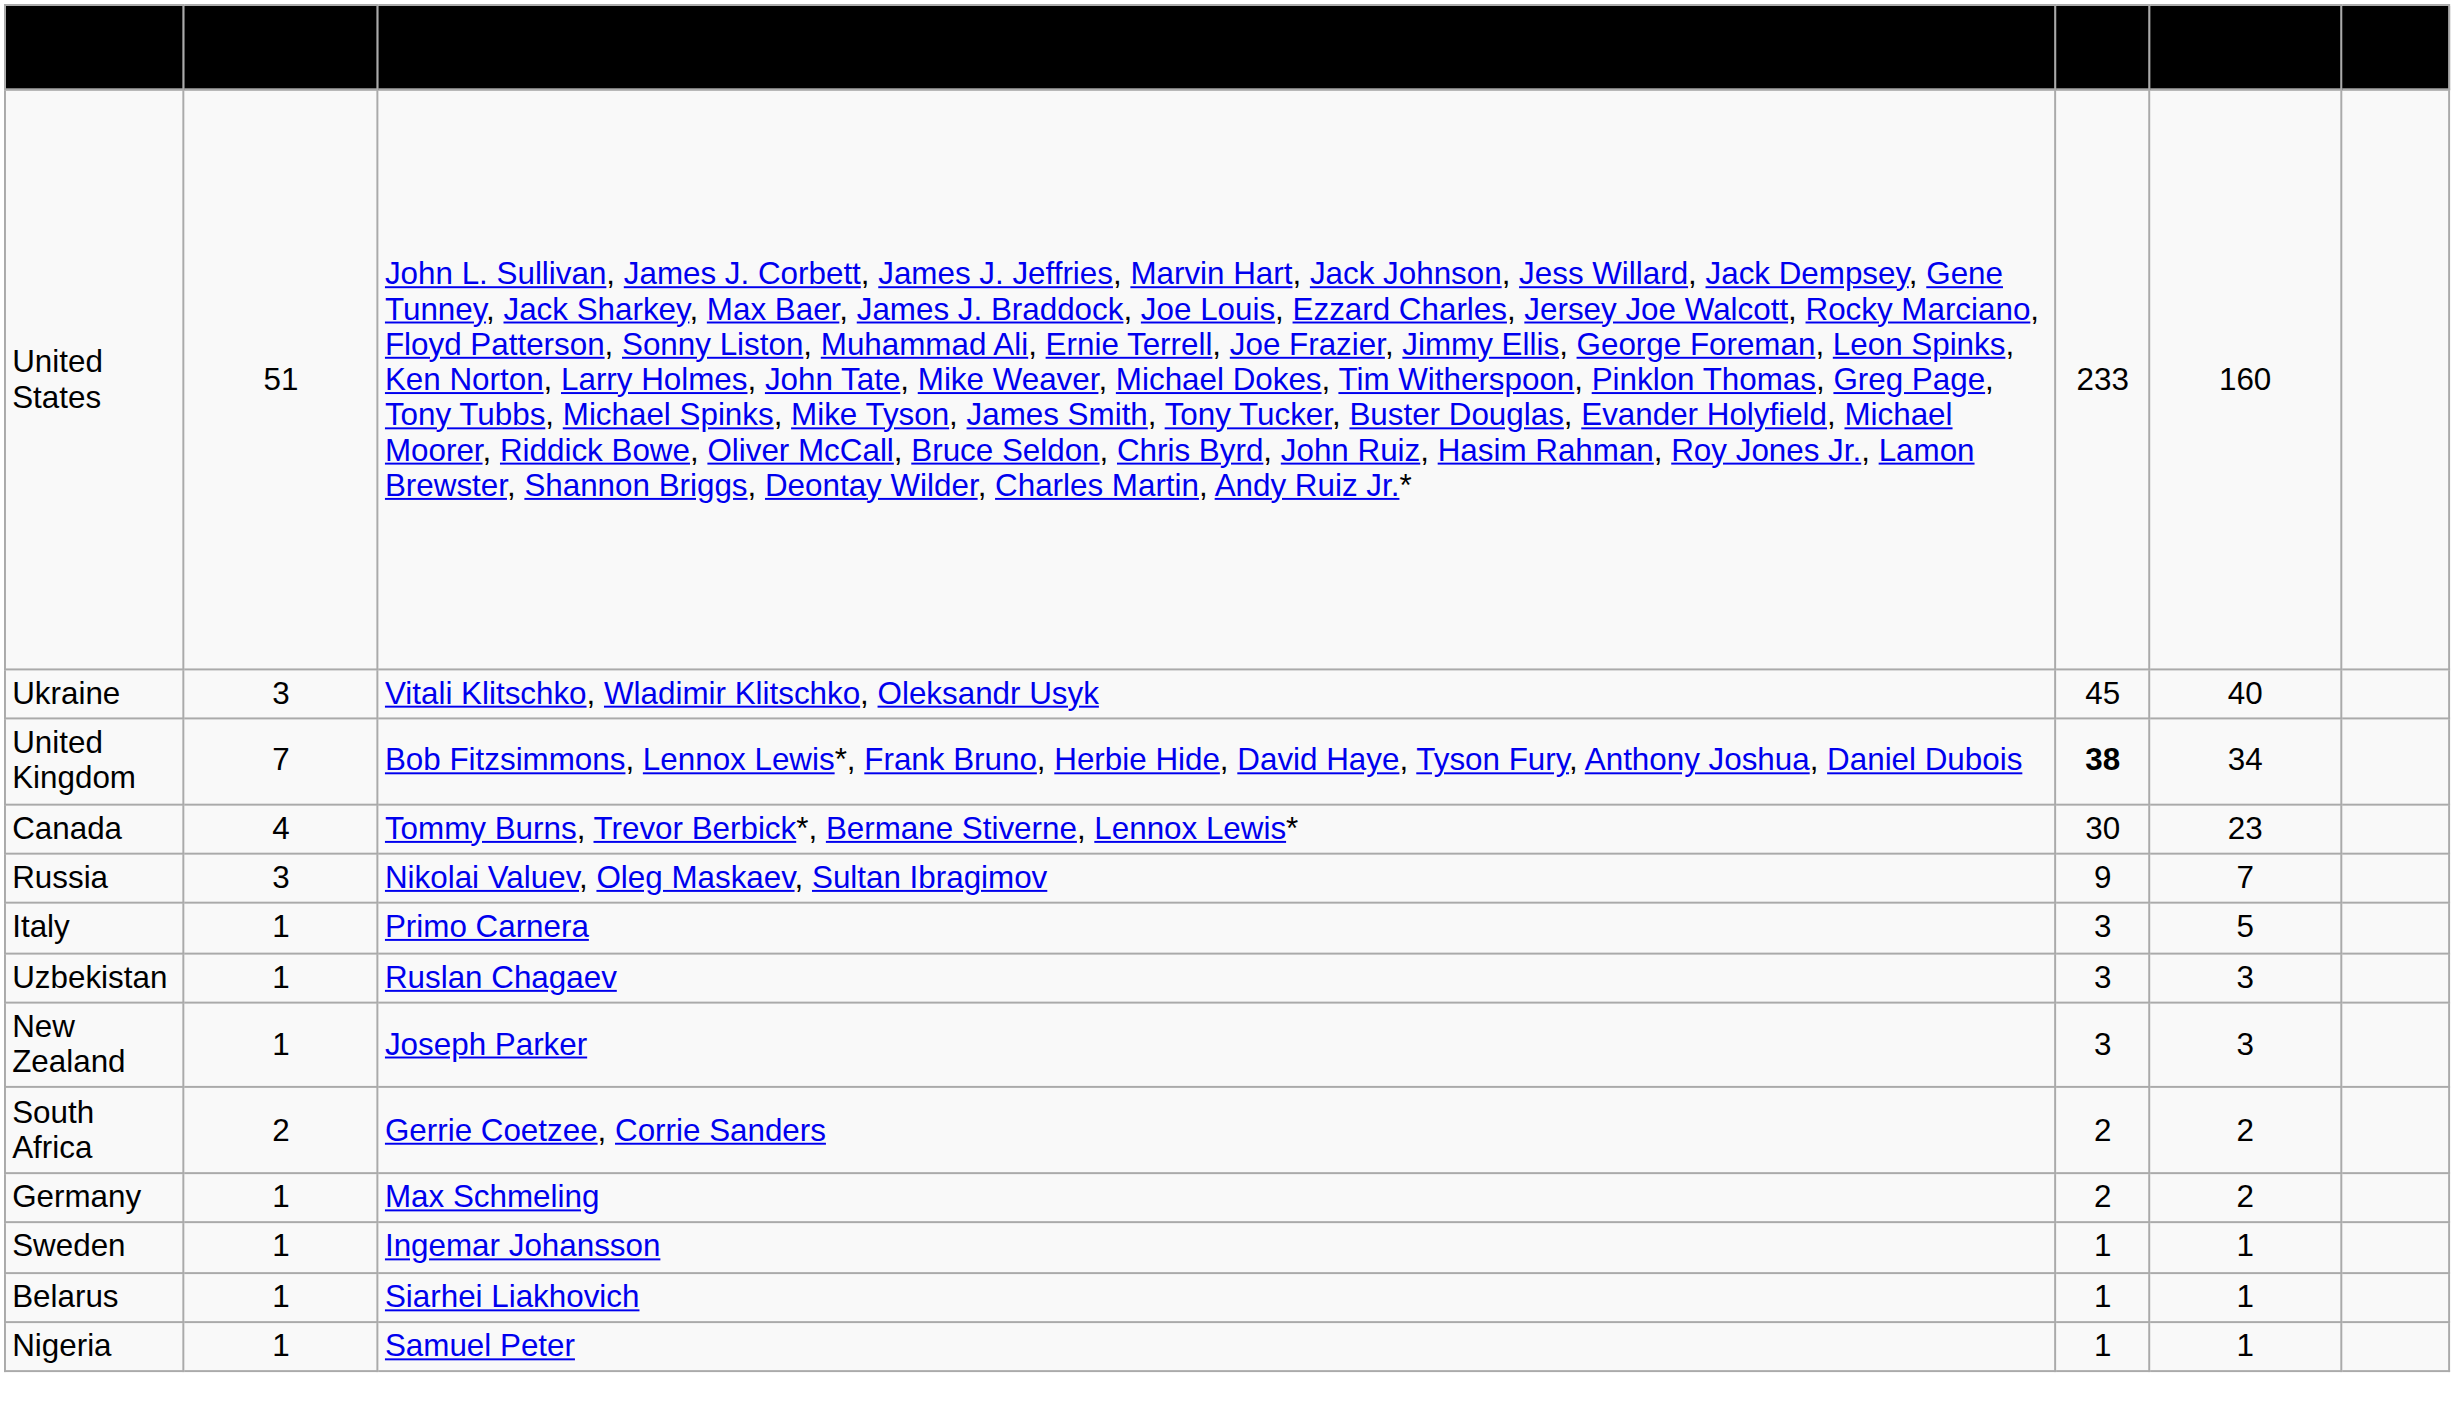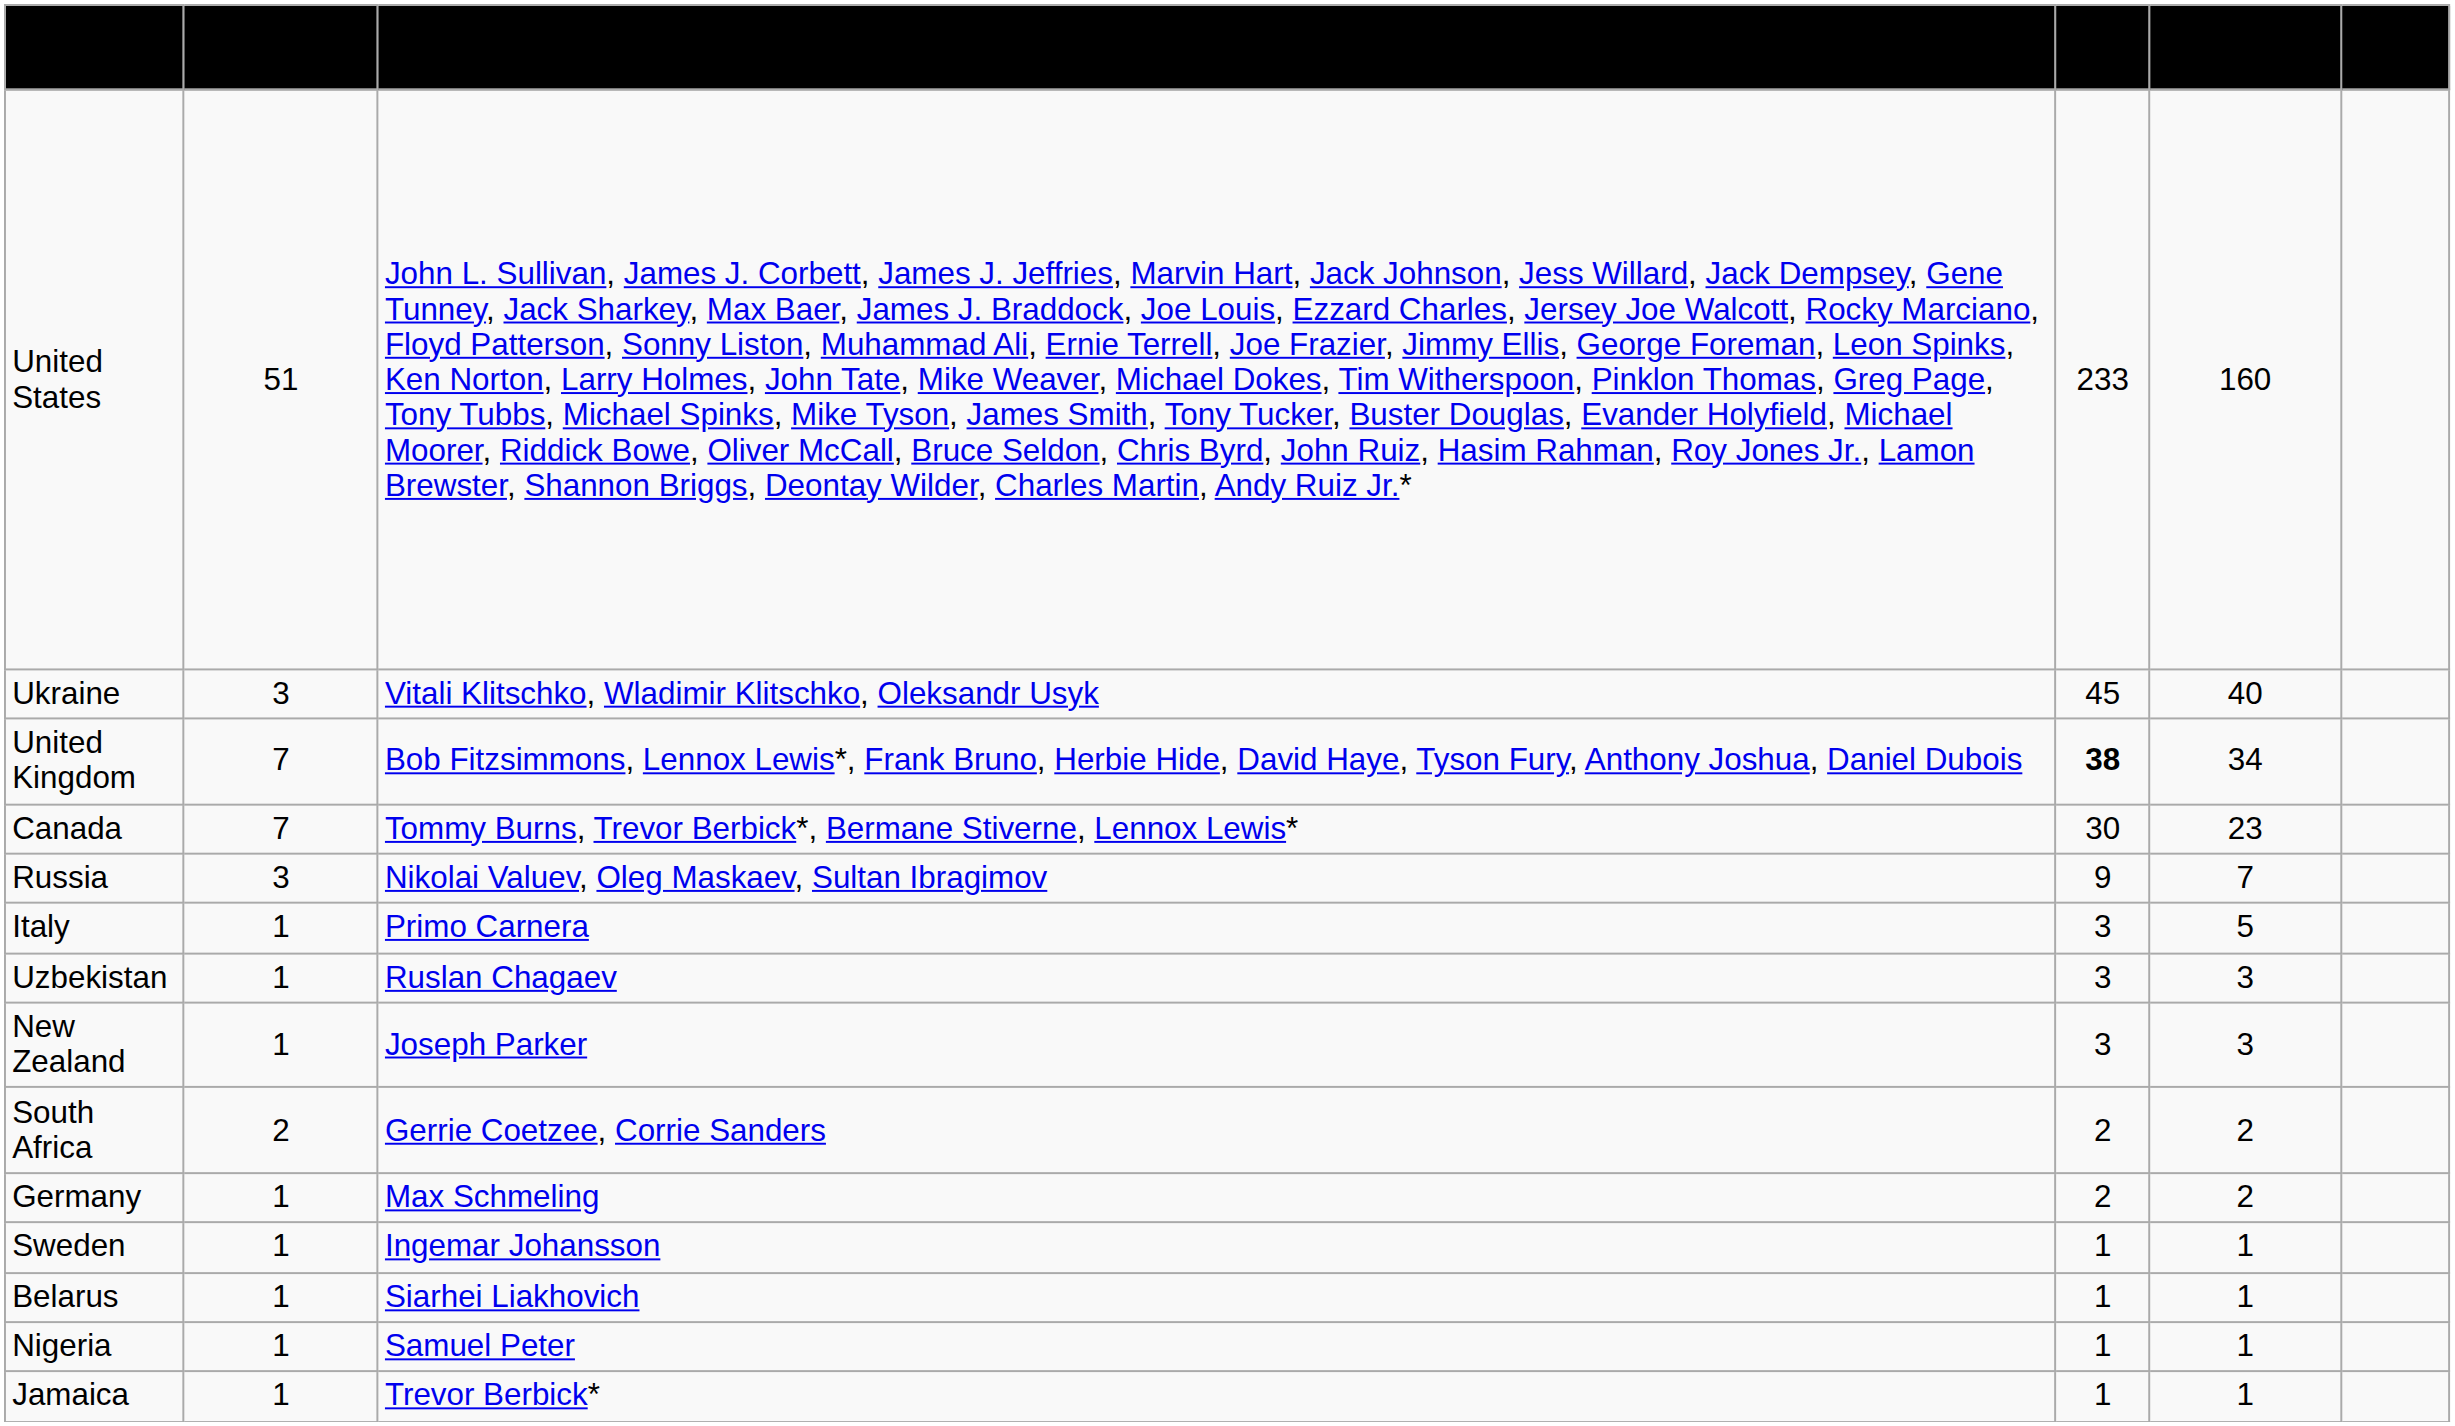(281, 828) 4 -> (281, 828) 7
+ row: (71, 1395)
